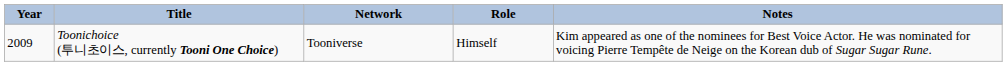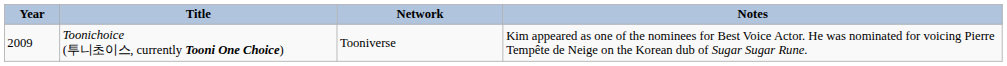- column: (503, 14)
